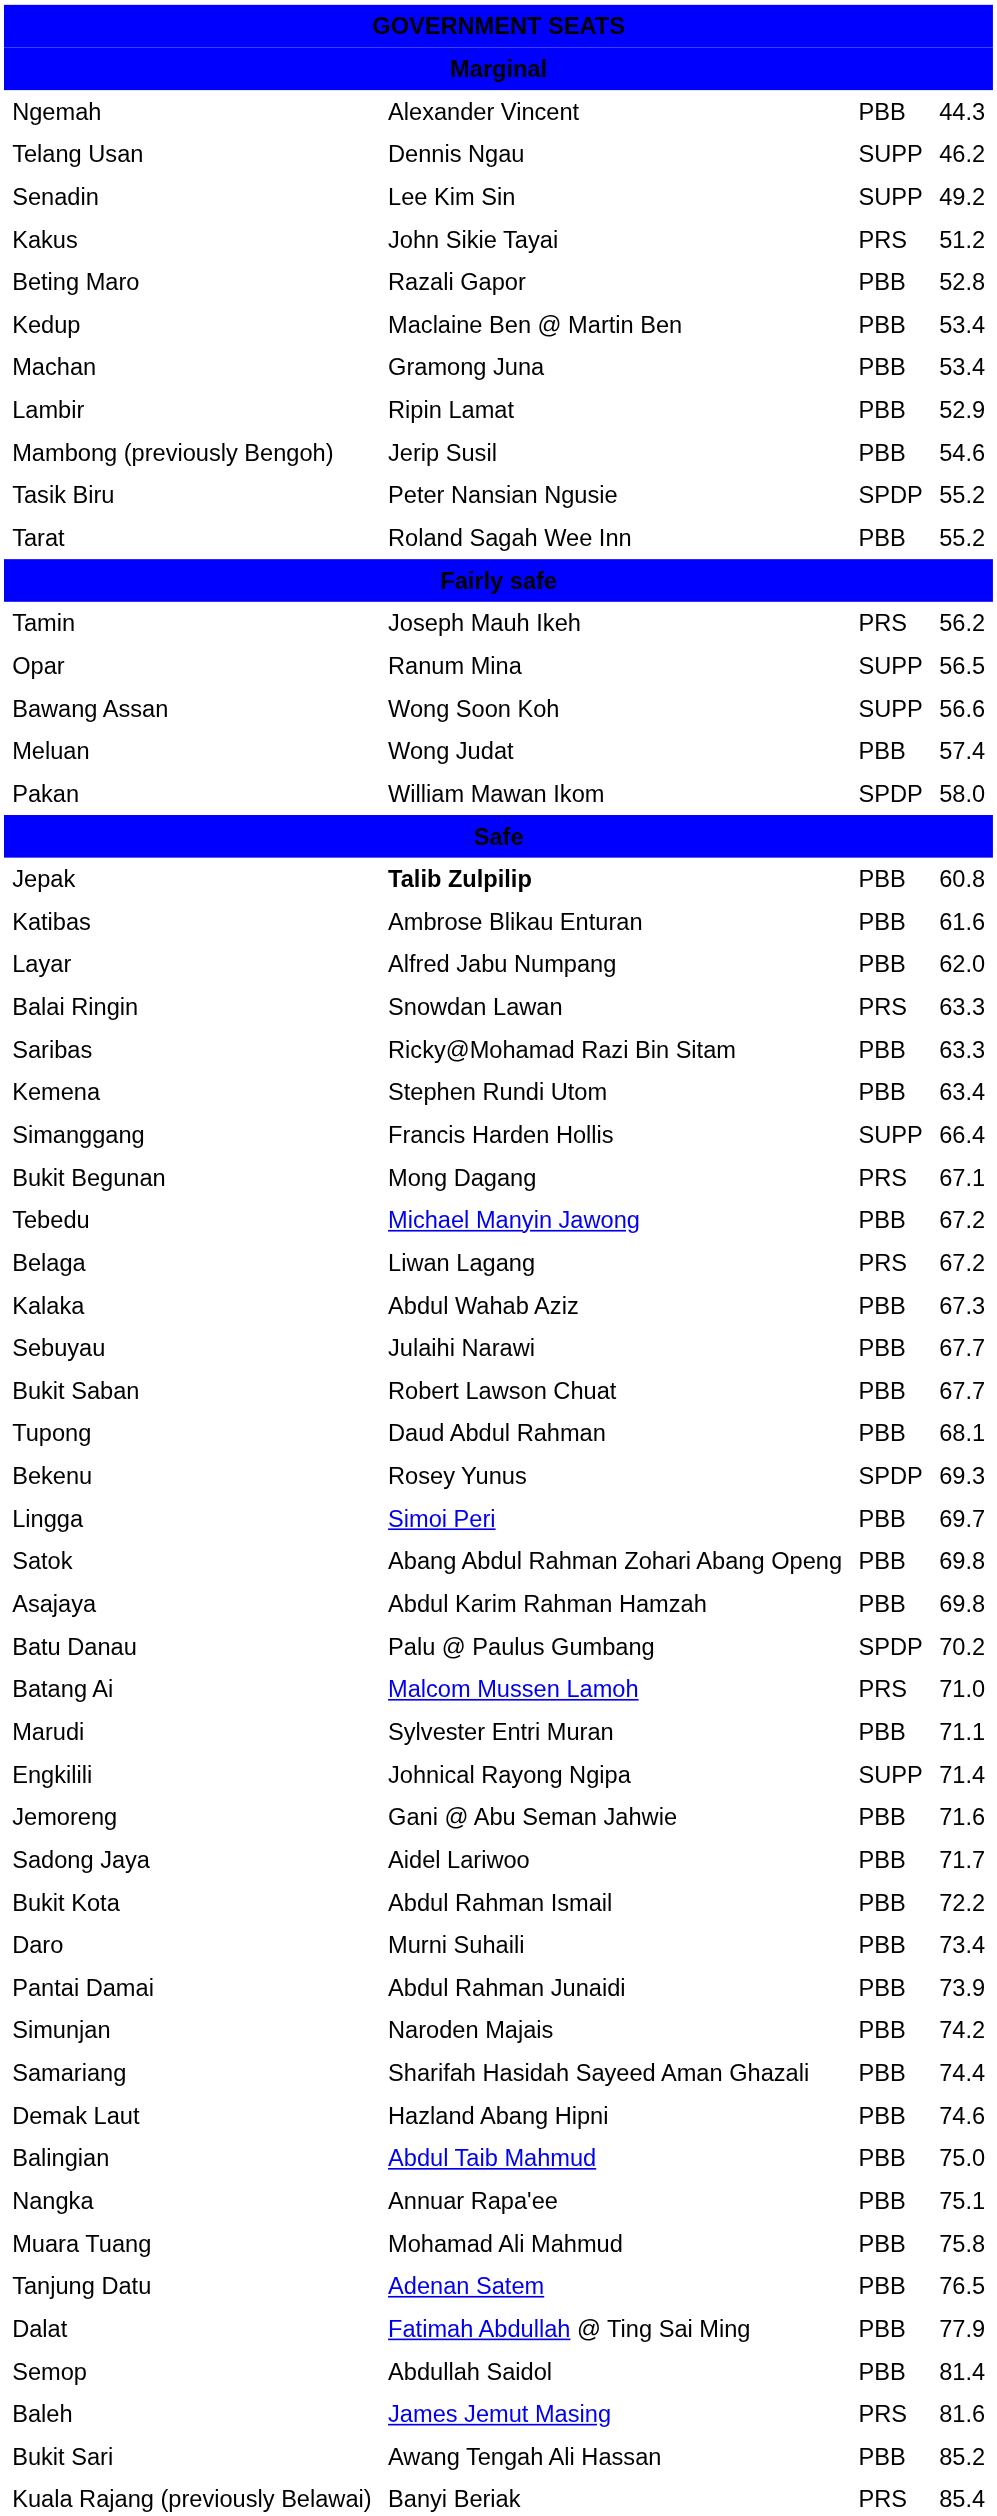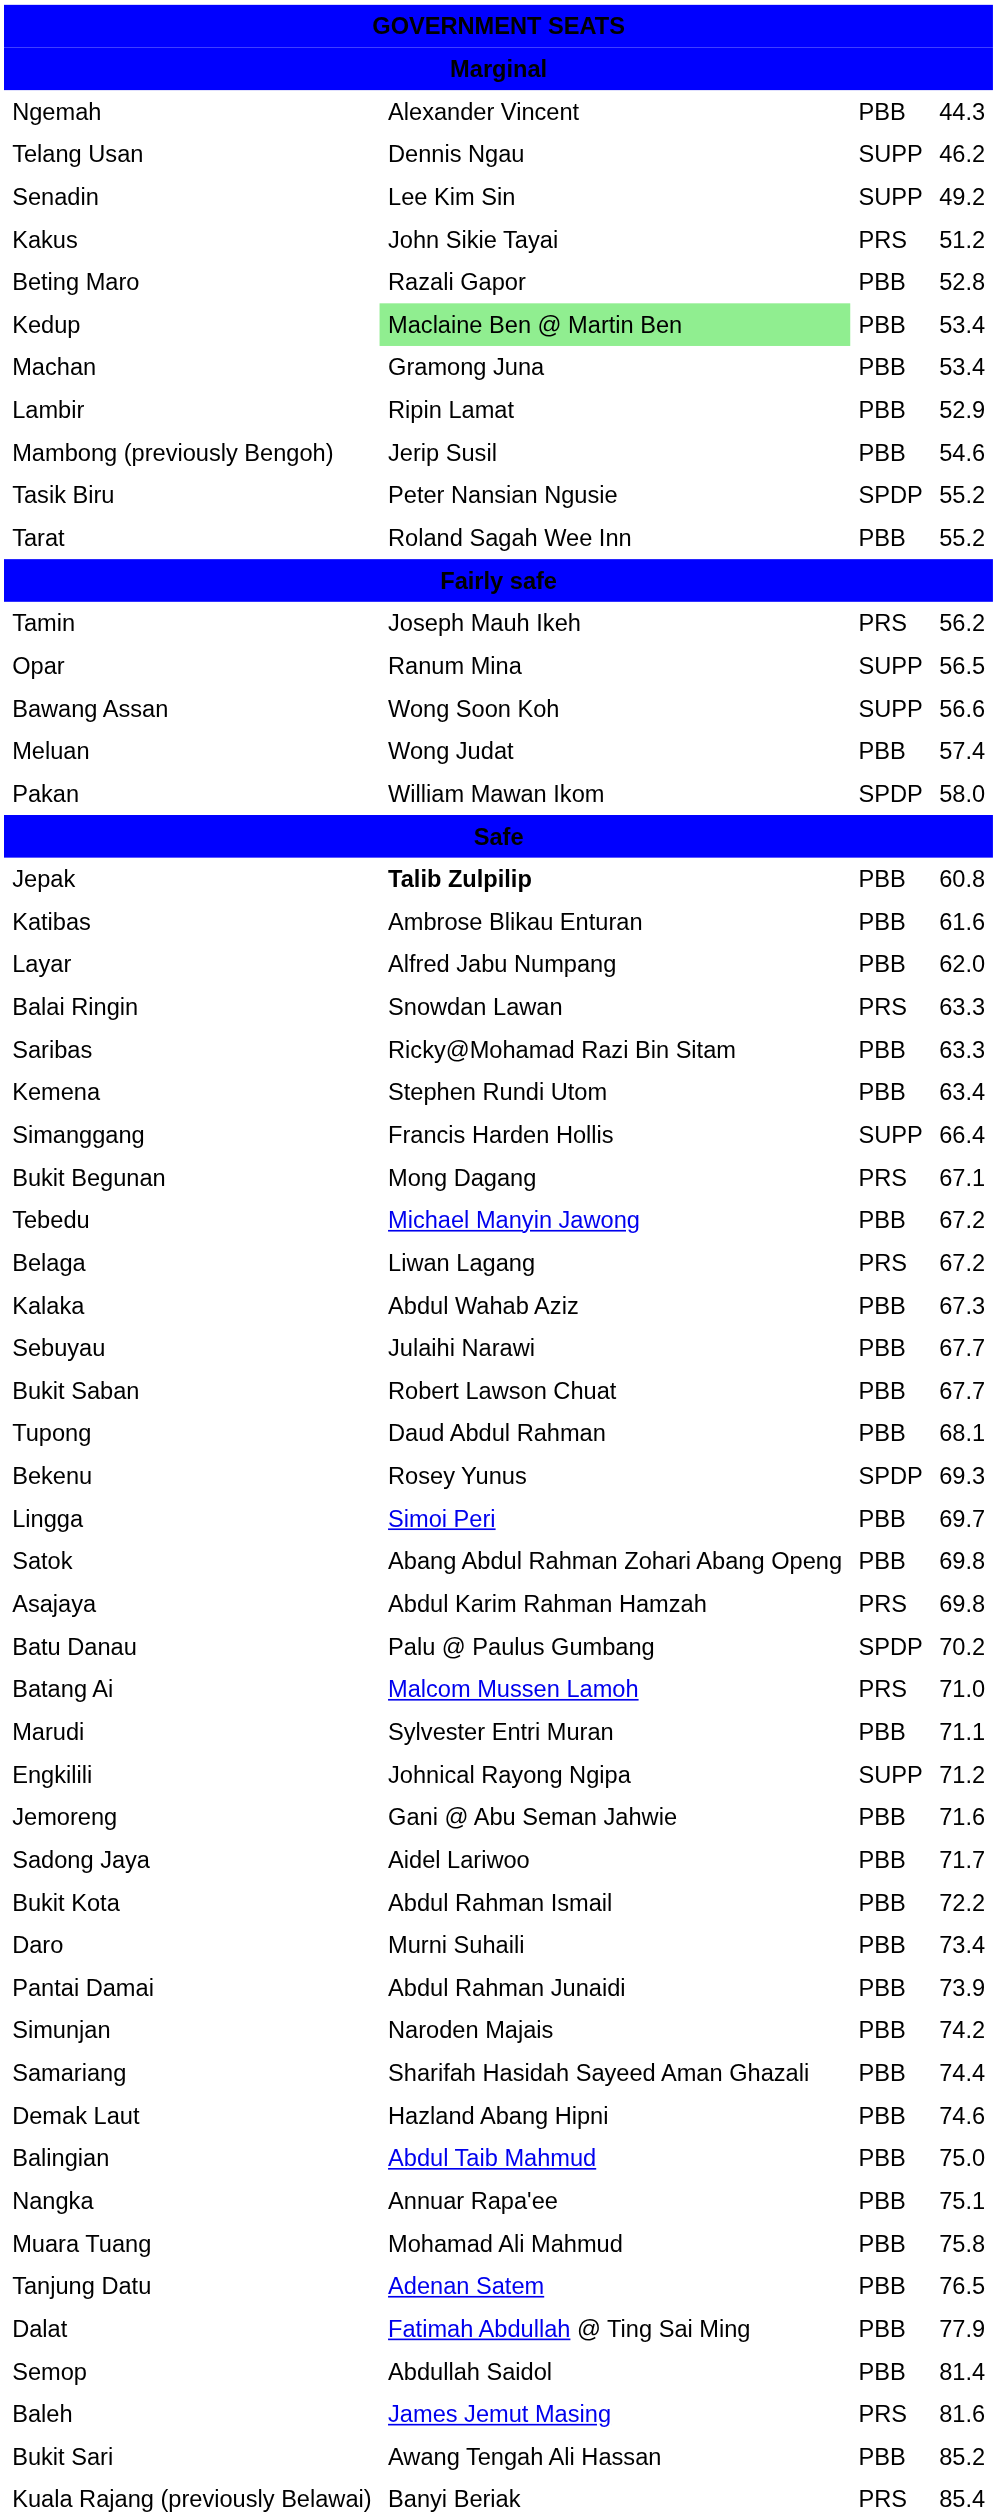(535, 324) no background -> (535, 324) lightgreen background
(882, 1603) PBB -> (883, 1603) PRS
(962, 1774) 71.4 -> (962, 1774) 71.2
